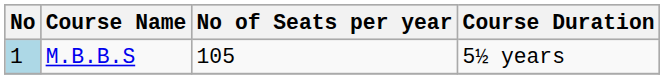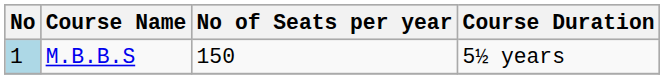(216, 57) 105 -> (216, 57) 150
